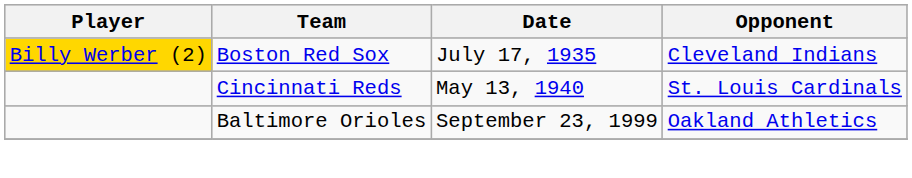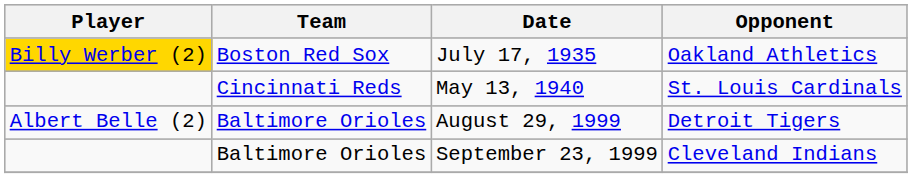(772, 55) Cleveland Indians -> (772, 55) Oakland Athletics
+ row: (528, 122)
(772, 122) Oakland Athletics -> (772, 155) Cleveland Indians
